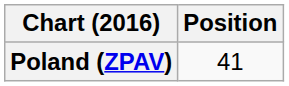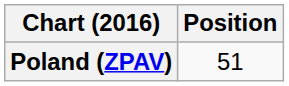(230, 61) 41 -> (230, 61) 51
